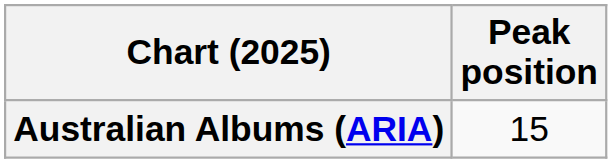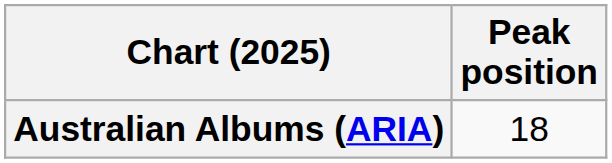(529, 128) 15 -> (529, 128) 18
